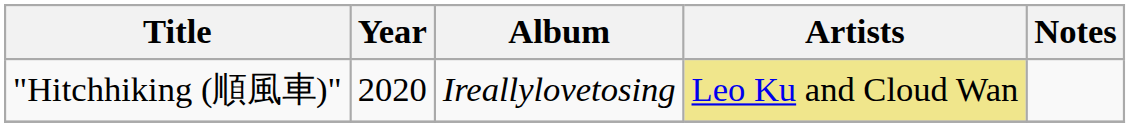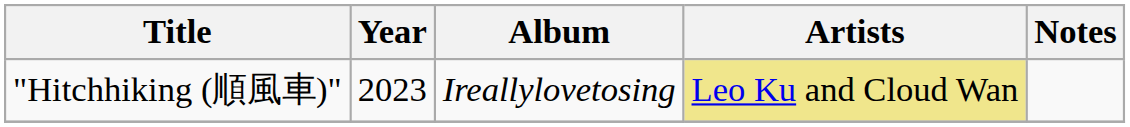(392, 89) 2020 -> (392, 89) 2023
